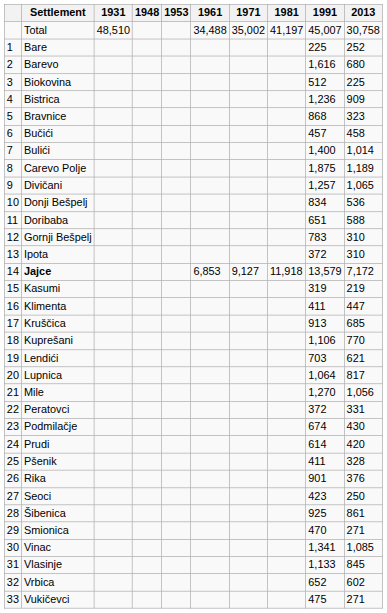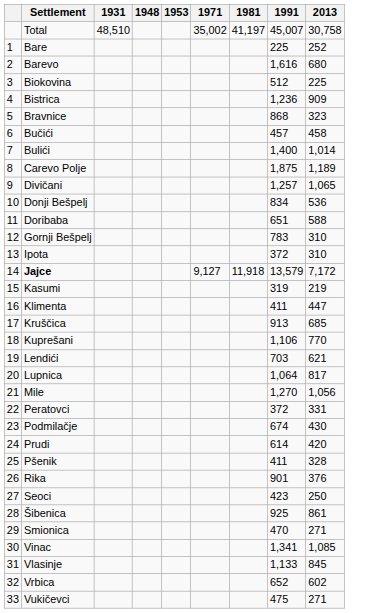- column: (210, 13)
